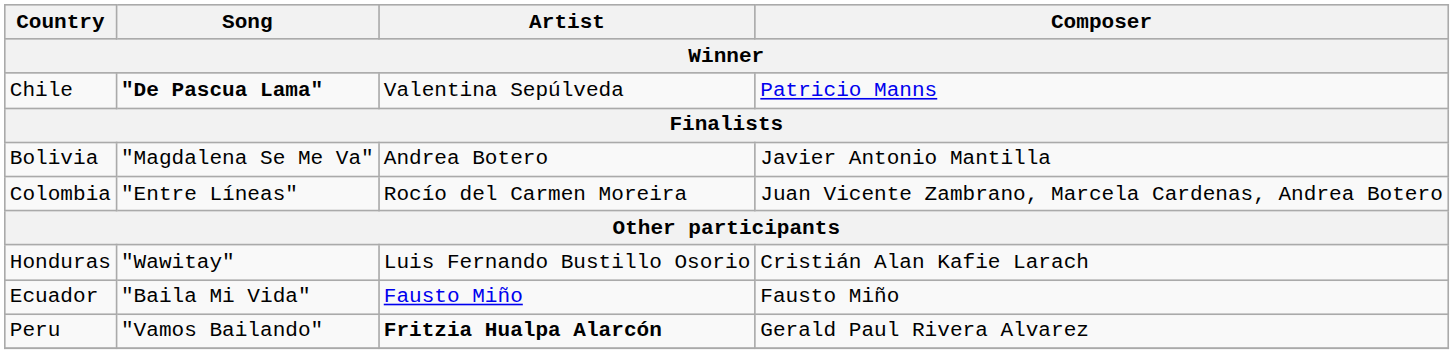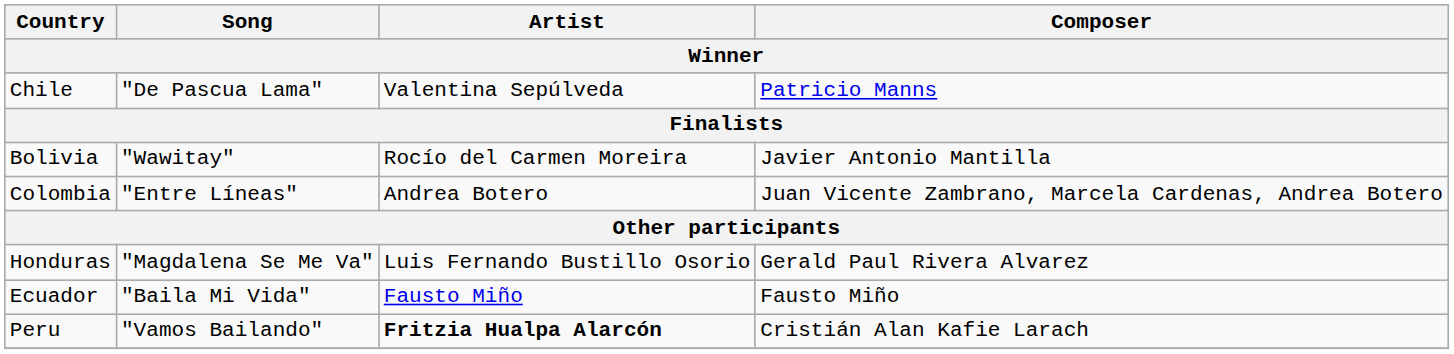(222, 91) bold -> (222, 91) normal
(247, 159) "Magdalena Se Me Va" -> (178, 159) "Wawitay"
(466, 159) Andrea Botero -> (535, 159) Rocío del Carmen Moreira
(535, 194) Rocío del Carmen Moreira -> (466, 194) Andrea Botero
(178, 262) "Wawitay" -> (247, 262) "Magdalena Se Me Va"
(925, 262) Cristián Alan Kafie Larach -> (925, 262) Gerald Paul Rivera Alvarez
(925, 331) Gerald Paul Rivera Alvarez -> (925, 331) Cristián Alan Kafie Larach
